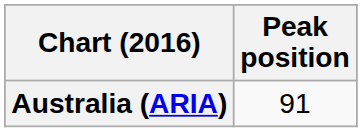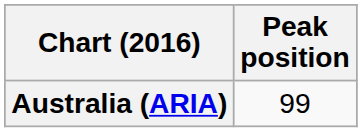(295, 103) 91 -> (295, 103) 99
